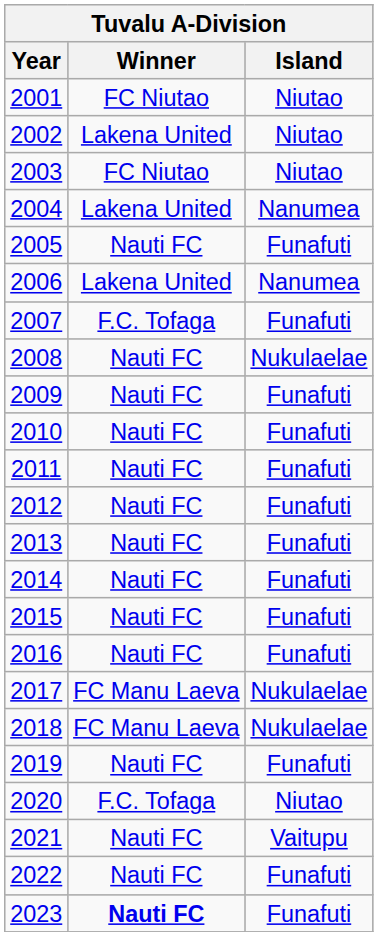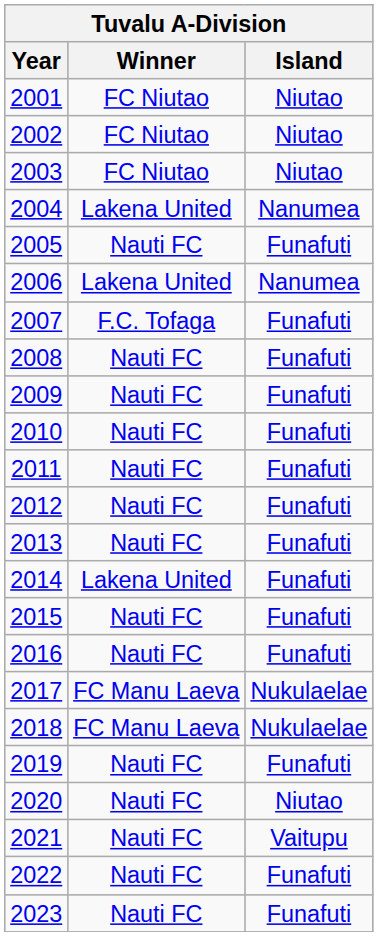(156, 135) Lakena United -> (156, 135) FC Niutao
(309, 357) Nukulaelae -> (309, 357) Funafuti
(156, 579) Nauti FC -> (156, 579) Lakena United
(156, 802) F.C. Tofaga -> (156, 802) Nauti FC
(156, 913) bold -> (156, 913) normal
